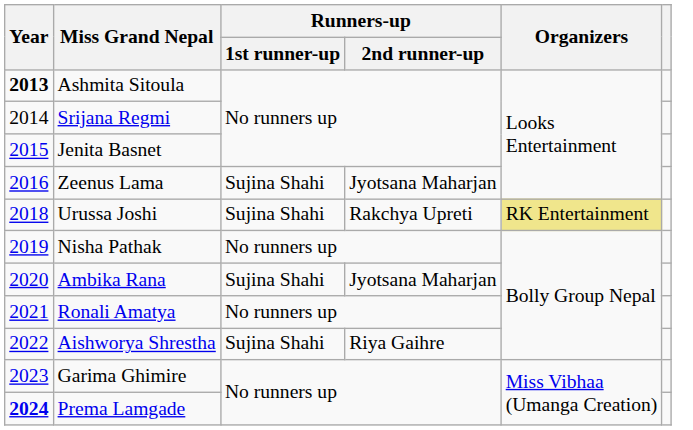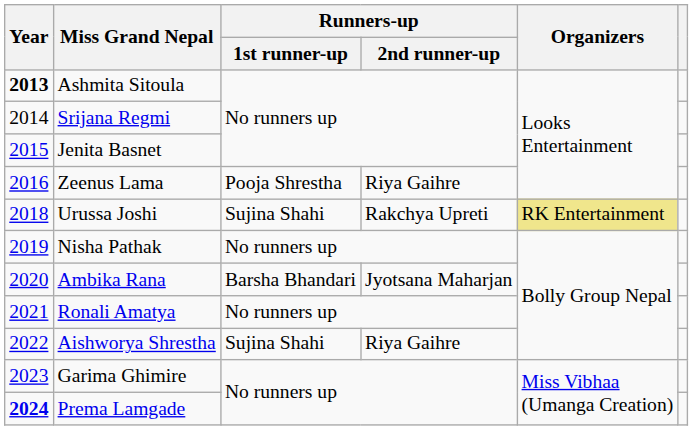(275, 182) Sujina Shahi -> (283, 182) Pooja Shrestha
(423, 182) Jyotsana Maharjan -> (413, 182) Riya Gaihre
(275, 279) Sujina Shahi -> (290, 279) Barsha Bhandari
